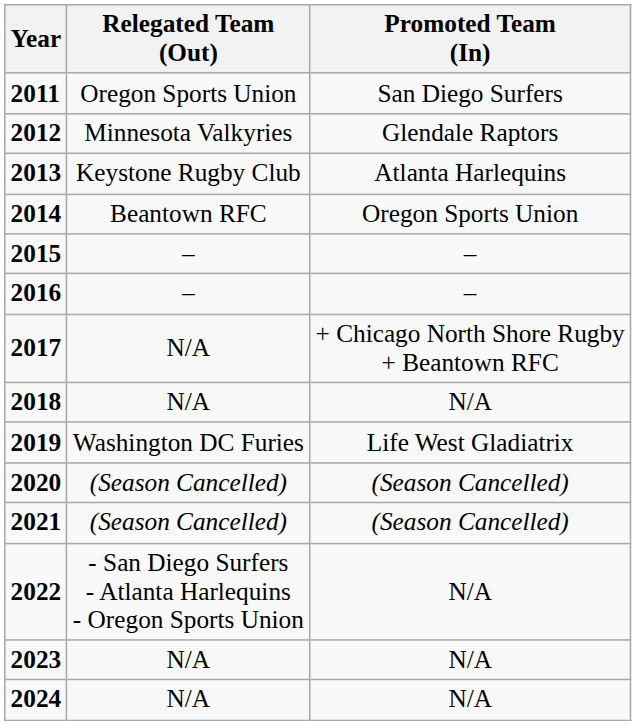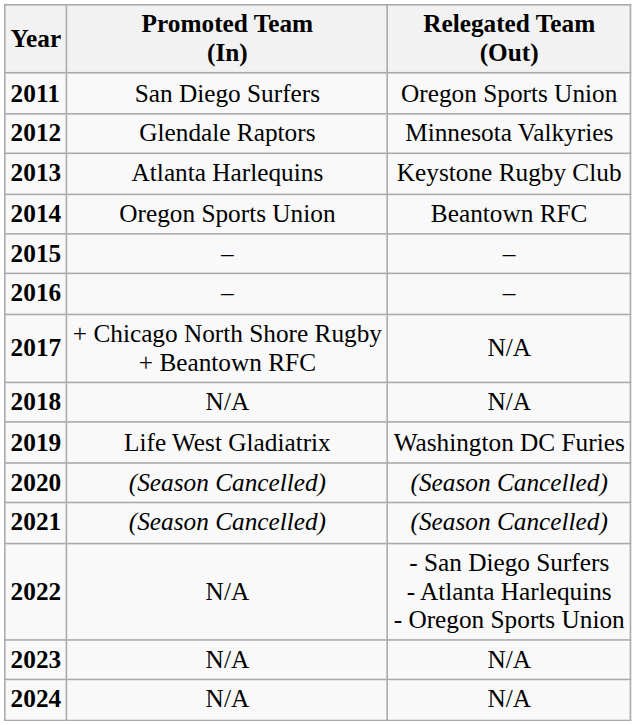columns swapped: (188, 38) <-> (470, 38)
